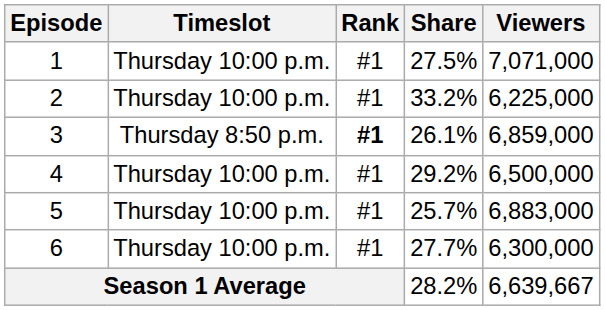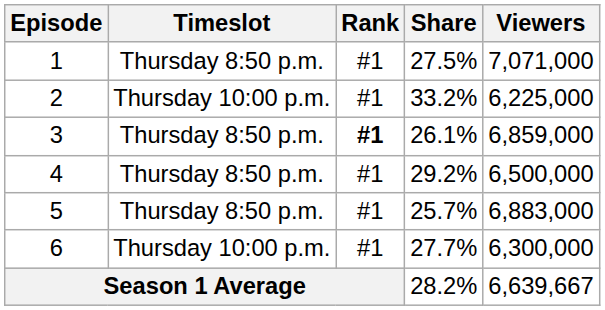(222, 60) Thursday 10:00 p.m. -> (222, 60) Thursday 8:50 p.m.
(222, 173) Thursday 10:00 p.m. -> (222, 173) Thursday 8:50 p.m.
(222, 211) Thursday 10:00 p.m. -> (222, 211) Thursday 8:50 p.m.
